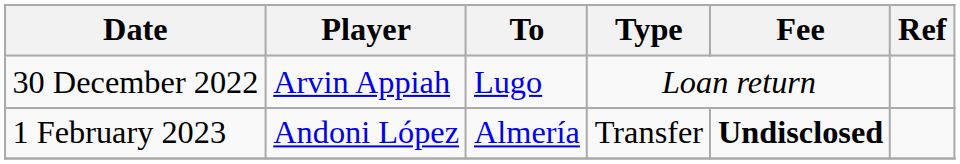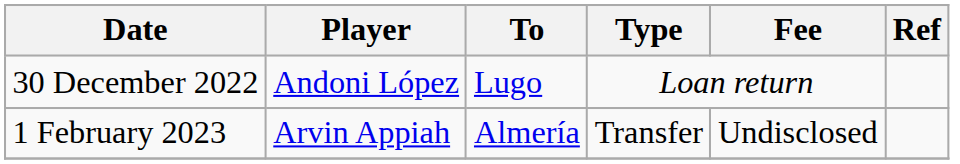(362, 81) Arvin Appiah -> (366, 81) Andoni López
(366, 132) Andoni López -> (362, 132) Arvin Appiah
(801, 132) bold -> (798, 132) normal
